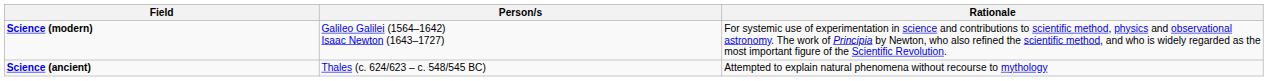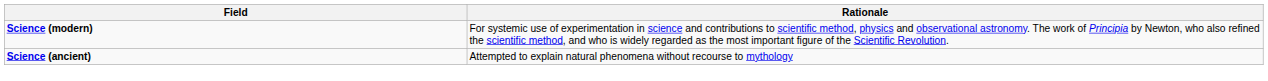- column: (520, 12)
